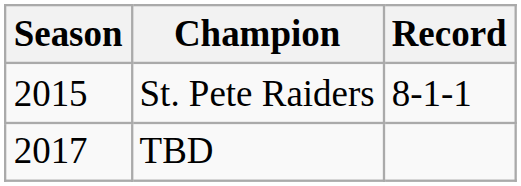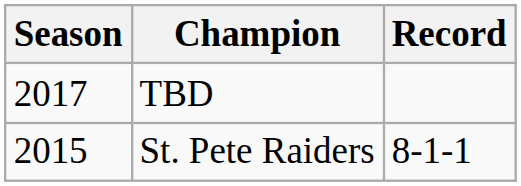rows swapped: (257, 92) <-> (177, 151)
